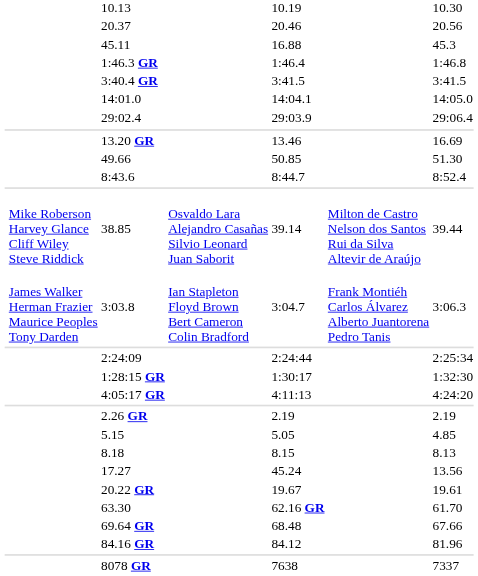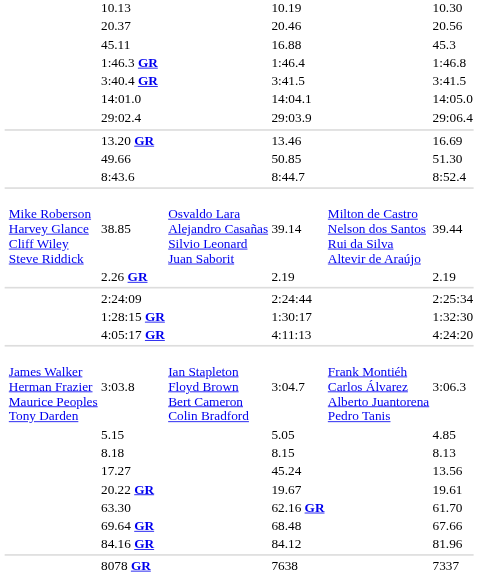rows swapped: (53, 314) <-> (53, 416)
